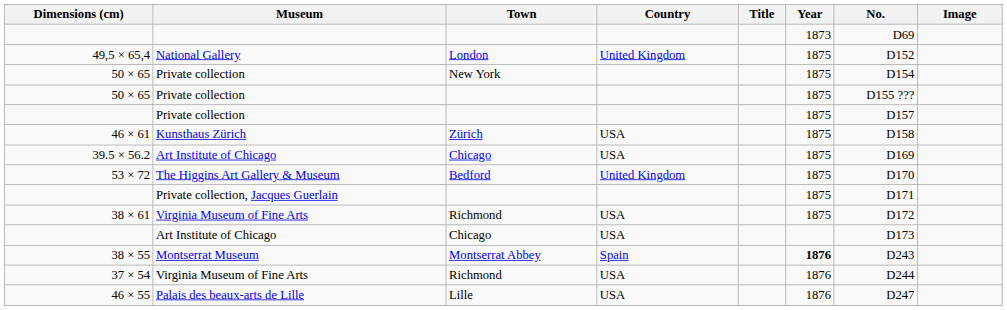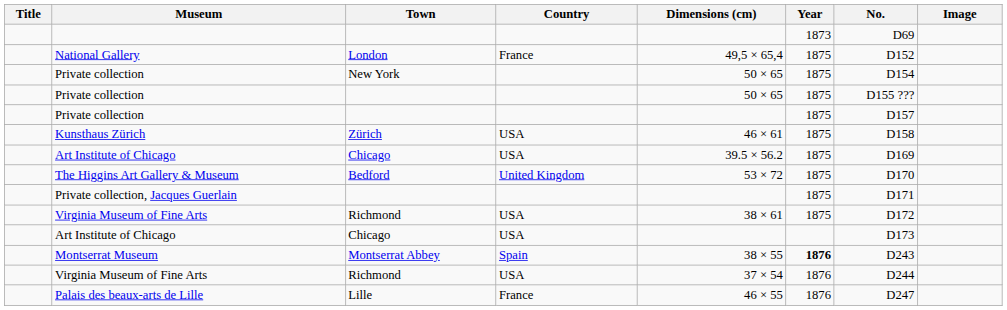columns swapped: (762, 14) <-> (79, 14)
(643, 54) United Kingdom -> (516, 54) France
(613, 295) USA -> (516, 295) France
